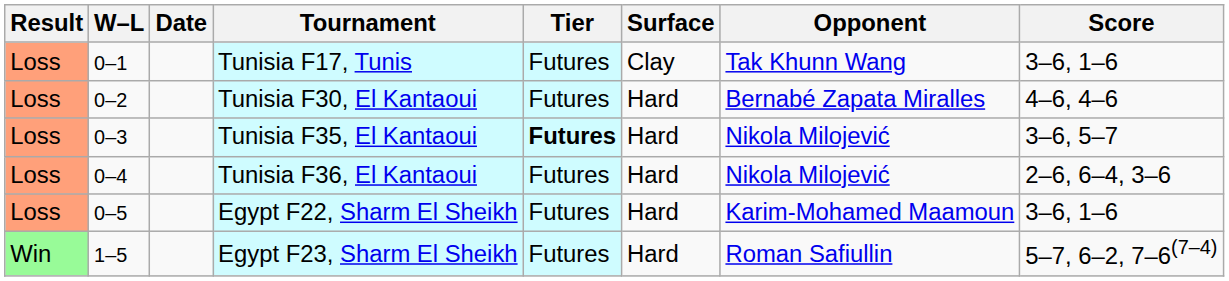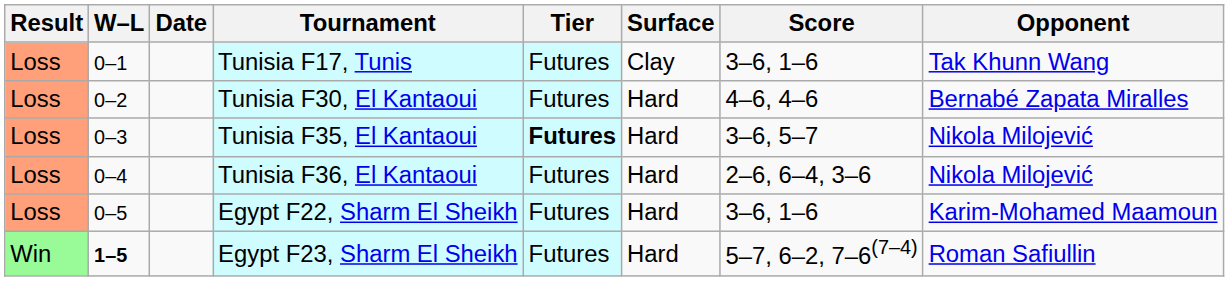columns swapped: (870, 23) <-> (1121, 23)
(111, 254) normal -> (111, 253) bold
